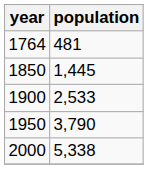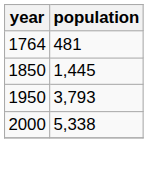- row: (27, 97)
(75, 124) 3,790 -> (75, 97) 3,793
